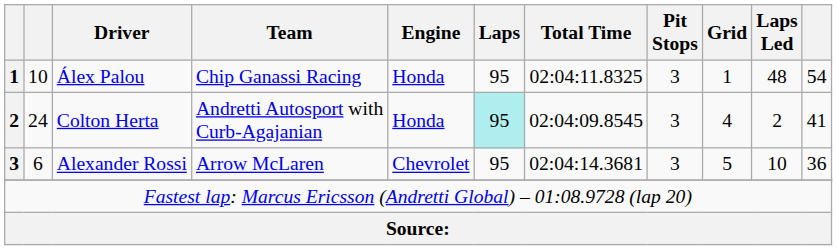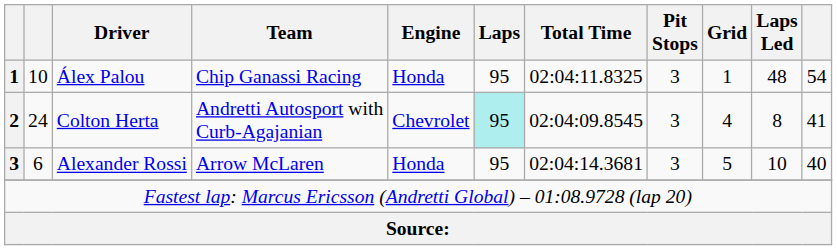(418, 120) Honda -> (431, 120) Chevrolet
(777, 120) 2 -> (777, 120) 8
(431, 164) Chevrolet -> (418, 164) Honda
(817, 164) 36 -> (817, 164) 40
